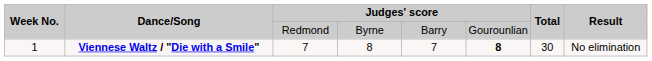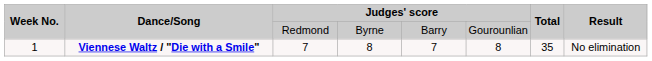(498, 47) bold -> (498, 47) normal
(547, 47) 30 -> (547, 47) 35
